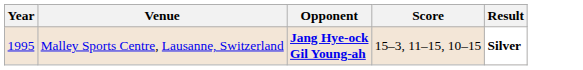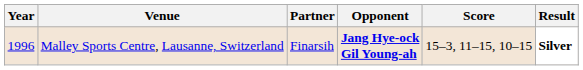+ column: (312, 15)
(21, 45) 1995 -> (21, 45) 1996
